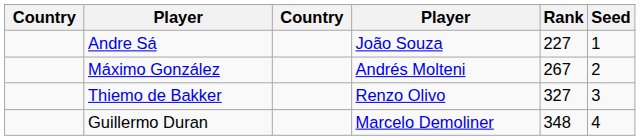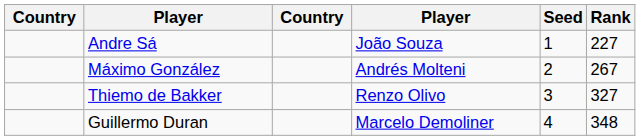columns swapped: (564, 17) <-> (611, 17)
